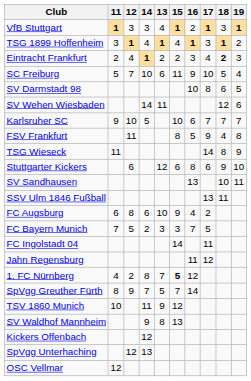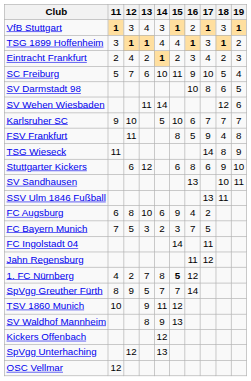columns swapped: (162, 12) <-> (147, 12)
(223, 58) bold -> (223, 58) normal
